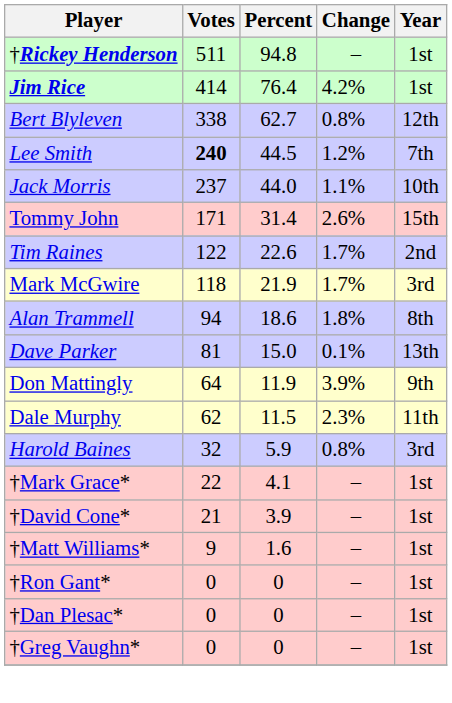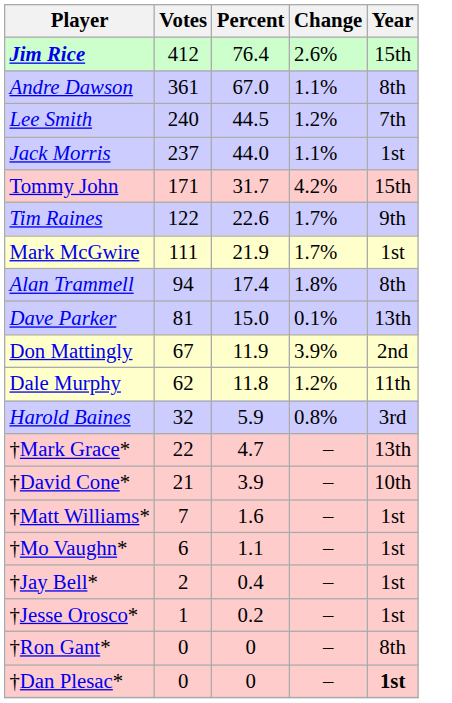- row: (94, 53)
(211, 86) 414 -> (183, 53) 412
(344, 86) 4.2% -> (316, 53) 2.6%
(420, 86) 1st -> (393, 53) 15th
+ row: (71, 86)
- row: (66, 119)
(211, 152) bold -> (183, 119) normal
(420, 185) 10th -> (393, 152) 1st
(278, 218) 31.4 -> (251, 185) 31.7
(344, 218) 2.6% -> (316, 185) 4.2%
(420, 251) 2nd -> (393, 218) 9th
(211, 284) 118 -> (183, 251) 111
(420, 284) 3rd -> (393, 251) 1st
(278, 317) 18.6 -> (251, 284) 17.4
(211, 383) 64 -> (183, 350) 67
(420, 383) 9th -> (393, 350) 2nd
(278, 416) 11.5 -> (251, 383) 11.8
(344, 416) 2.3% -> (316, 383) 1.2%
(278, 482) 4.1 -> (251, 449) 4.7
(420, 482) 1st -> (393, 449) 13th
(420, 515) 1st -> (393, 482) 10th
(211, 548) 9 -> (183, 515) 7
+ row: (68, 548)
+ row: (54, 581)
+ row: (74, 614)
(420, 581) 1st -> (393, 647) 8th
(420, 614) normal -> (393, 680) bold
- row: (75, 647)
